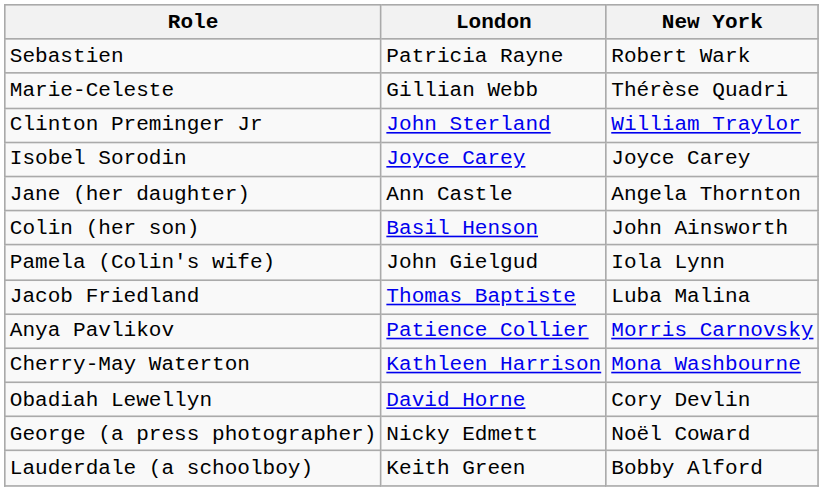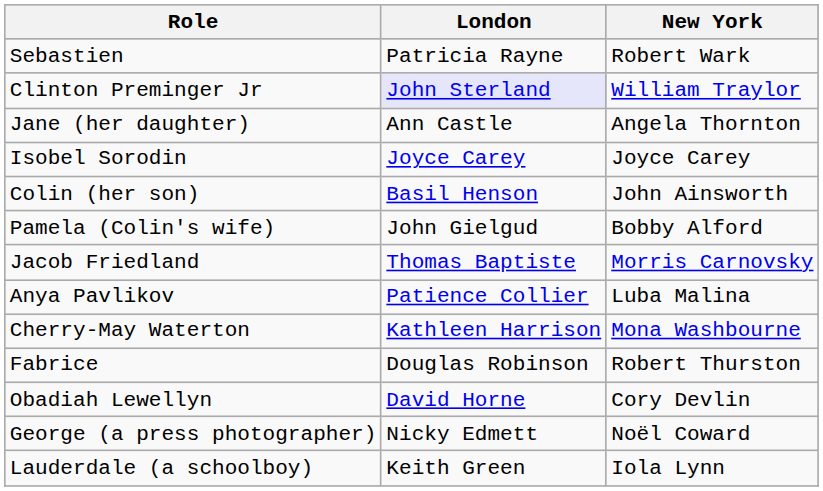- row: (92, 91)
(469, 125) no background -> (469, 91) lavender background
rows swapped: (98, 159) <-> (130, 194)
(668, 262) Iola Lynn -> (687, 228) Bobby Alford
(681, 297) Luba Malina -> (712, 262) Morris Carnovsky
(712, 331) Morris Carnovsky -> (681, 297) Luba Malina
+ row: (54, 365)
(687, 468) Bobby Alford -> (668, 468) Iola Lynn
